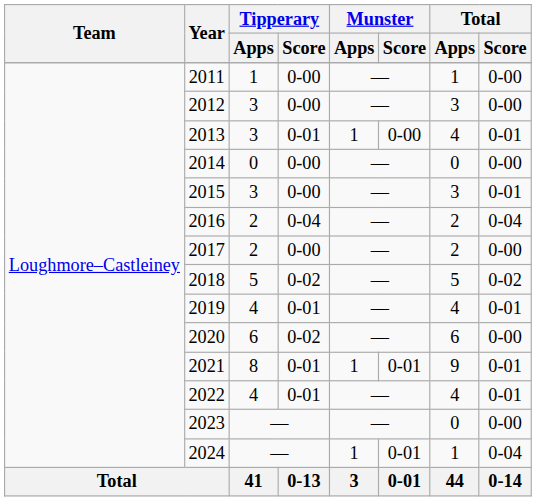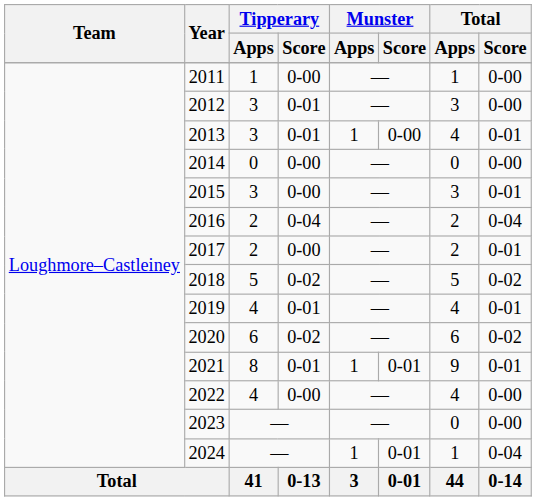(304, 105) 0-00 -> (304, 105) 0-01
(505, 250) 0-00 -> (505, 250) 0-01
(505, 337) 0-00 -> (505, 337) 0-02
(304, 395) 0-01 -> (304, 395) 0-00
(505, 395) 0-01 -> (505, 395) 0-00
